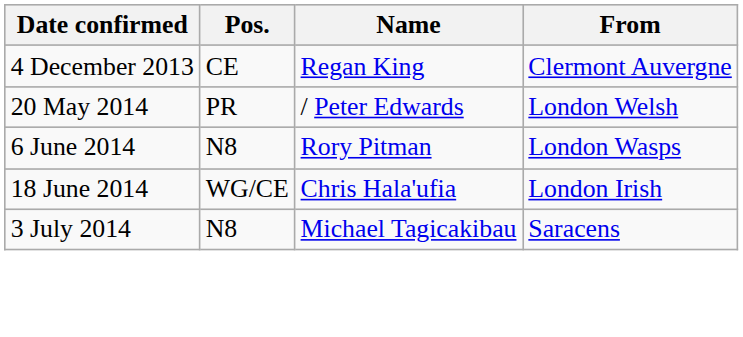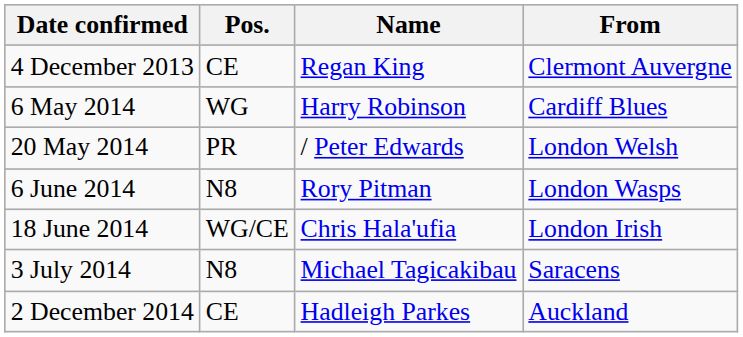+ row: (73, 106)
+ row: (102, 310)
